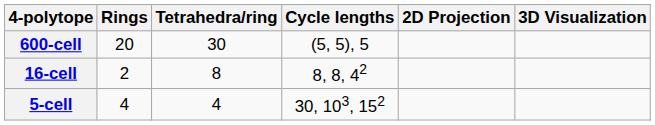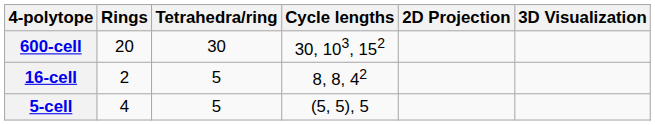(340, 44) (5, 5), 5 -> (340, 46) 30, 103, 152
(216, 73) 8 -> (216, 77) 5
(216, 104) 4 -> (216, 106) 5
(340, 104) 30, 103, 152 -> (340, 106) (5, 5), 5
